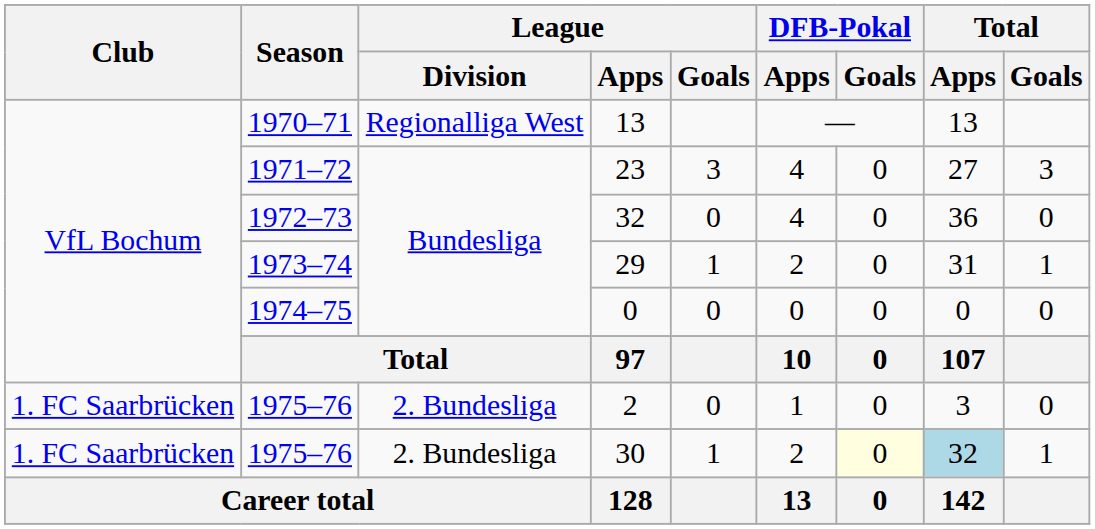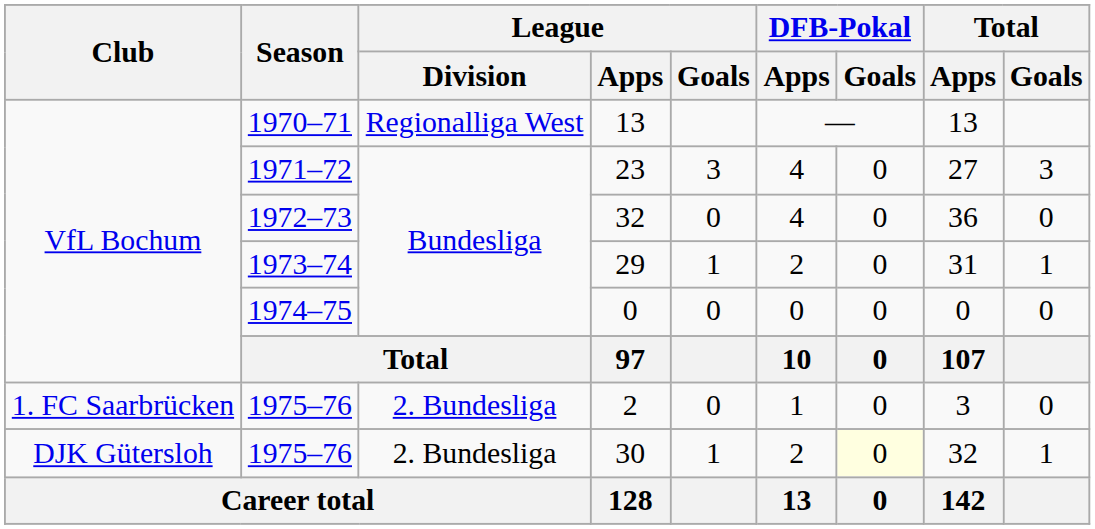(123, 452) 1. FC Saarbrücken -> (123, 452) DJK Gütersloh
(963, 452) lightblue background -> (963, 452) no background
